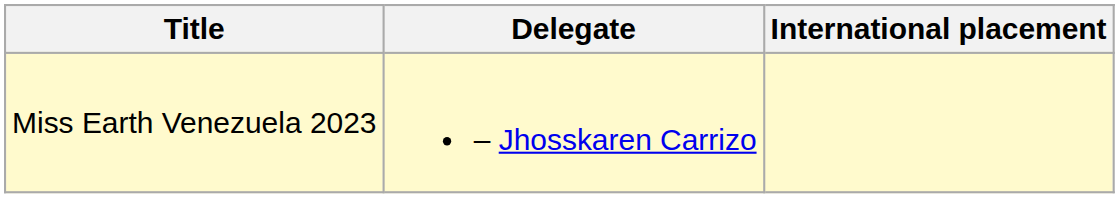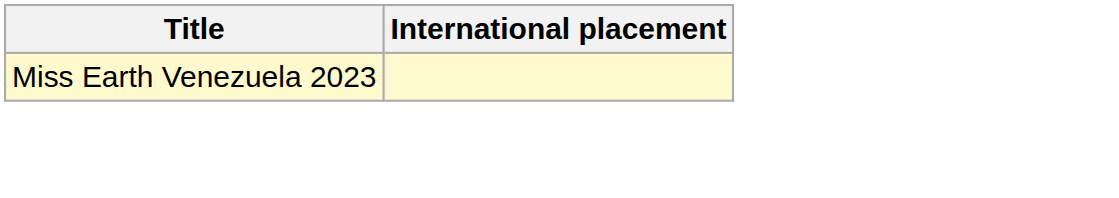- column: (574, 29)
